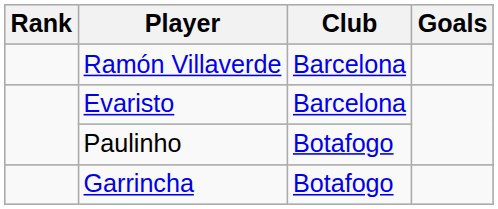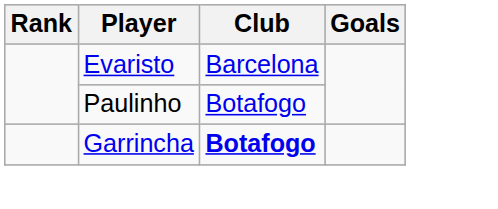- row: (182, 64)
(343, 183) normal -> (261, 143) bold
